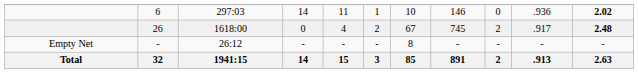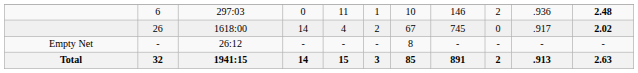(303, 12) 14 -> (303, 12) 0
(498, 12) 0 -> (498, 12) 2
(603, 12) 2.02 -> (603, 12) 2.48
(303, 28) 0 -> (303, 28) 14
(498, 28) 2 -> (498, 28) 0
(603, 28) 2.48 -> (603, 28) 2.02
